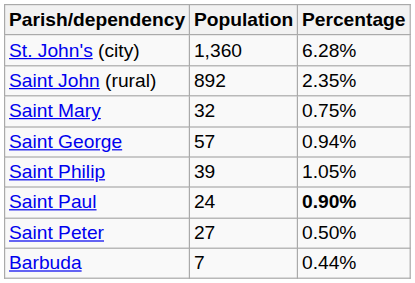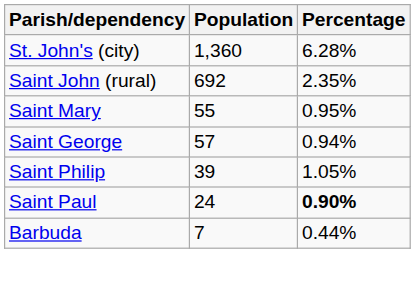(210, 80) 892 -> (210, 80) 692
(205, 111) 32 -> (205, 111) 55
(329, 111) 0.75% -> (329, 111) 0.95%
- row: (57, 232)
